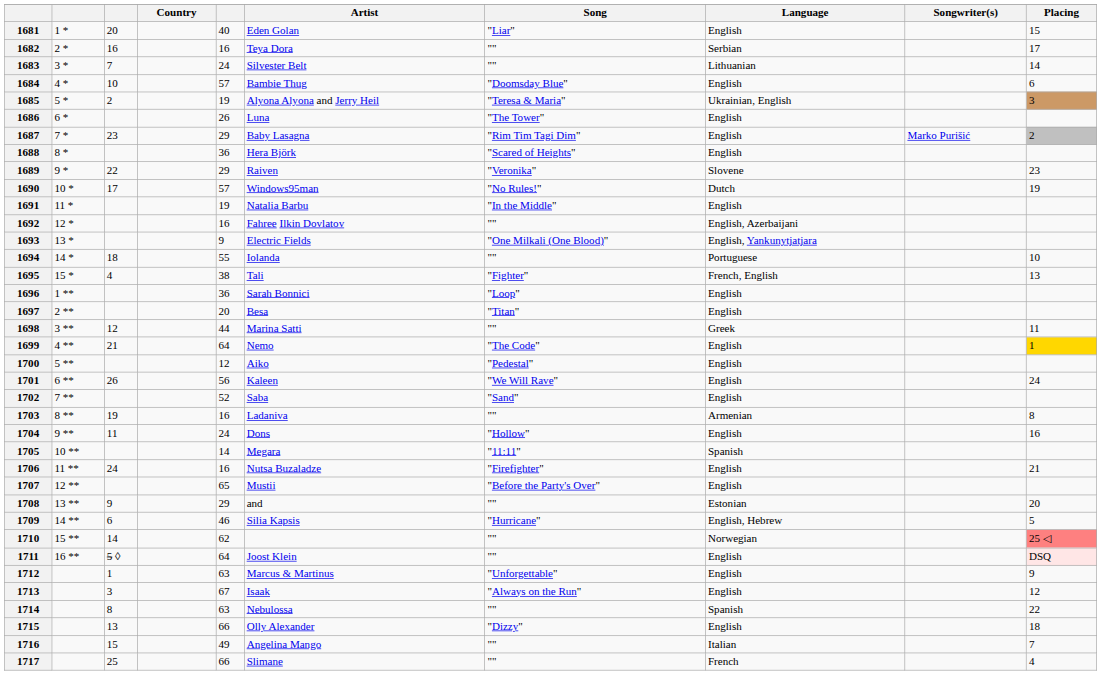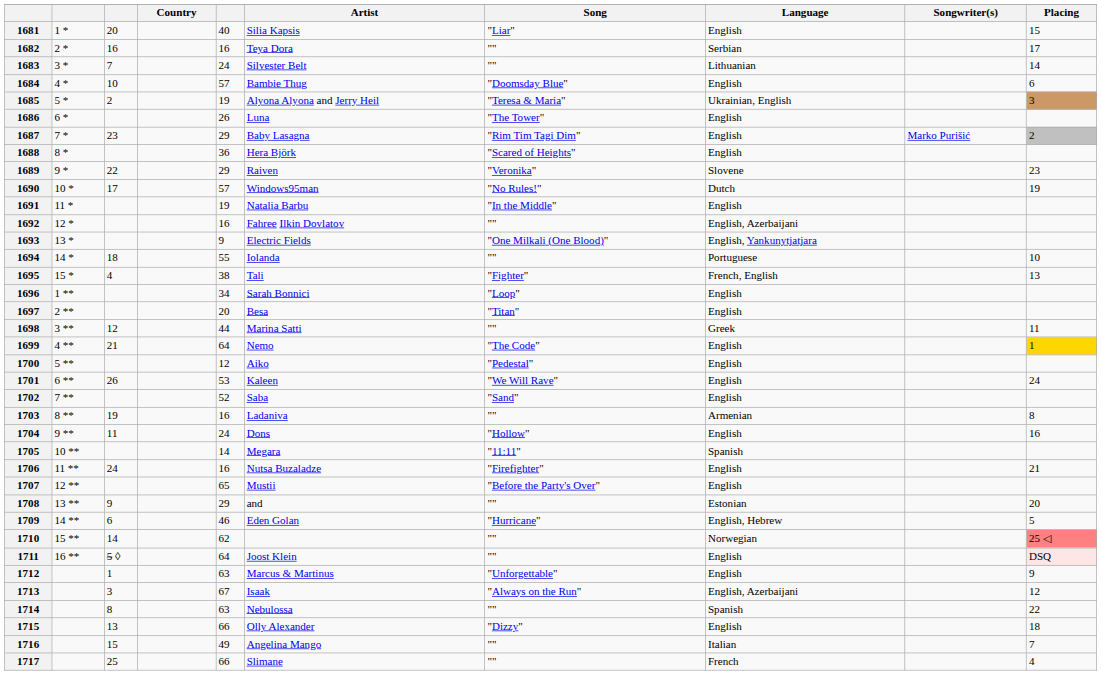(273, 30) Eden Golan -> (273, 30) Silia Kapsis
(224, 293) 36 -> (224, 293) 34
(224, 380) 56 -> (224, 380) 53
(273, 521) Silia Kapsis -> (273, 521) Eden Golan
(725, 591) English -> (753, 591) English, Azerbaijani
